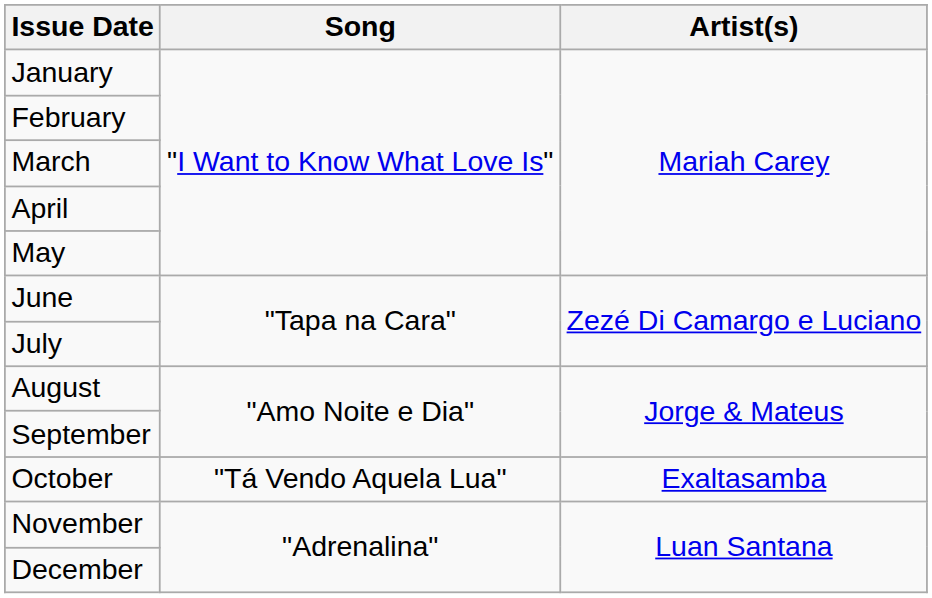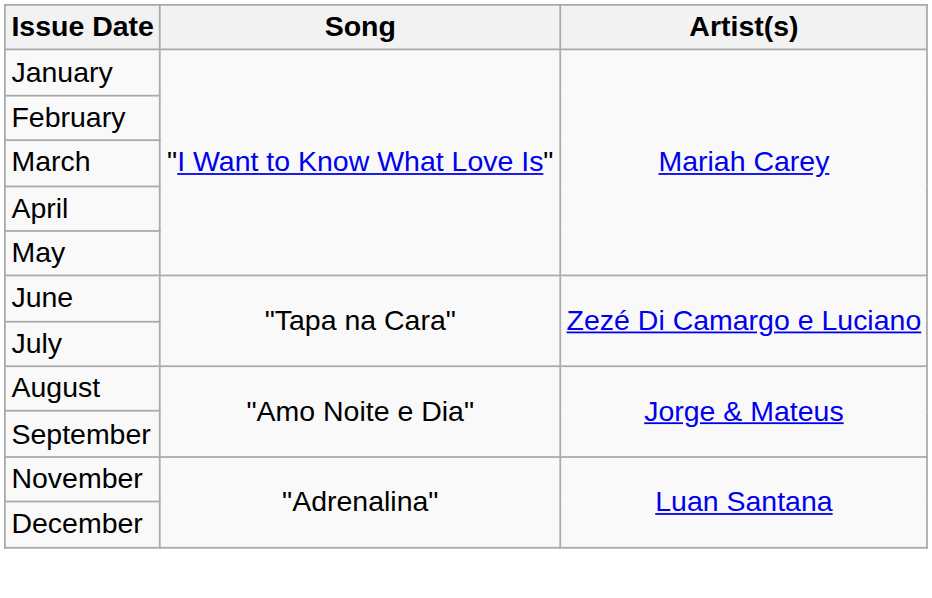- row: (62, 478)
